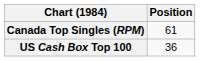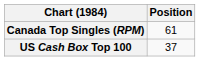(171, 47) 36 -> (171, 47) 37
